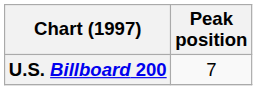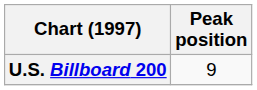(211, 69) 7 -> (211, 69) 9
